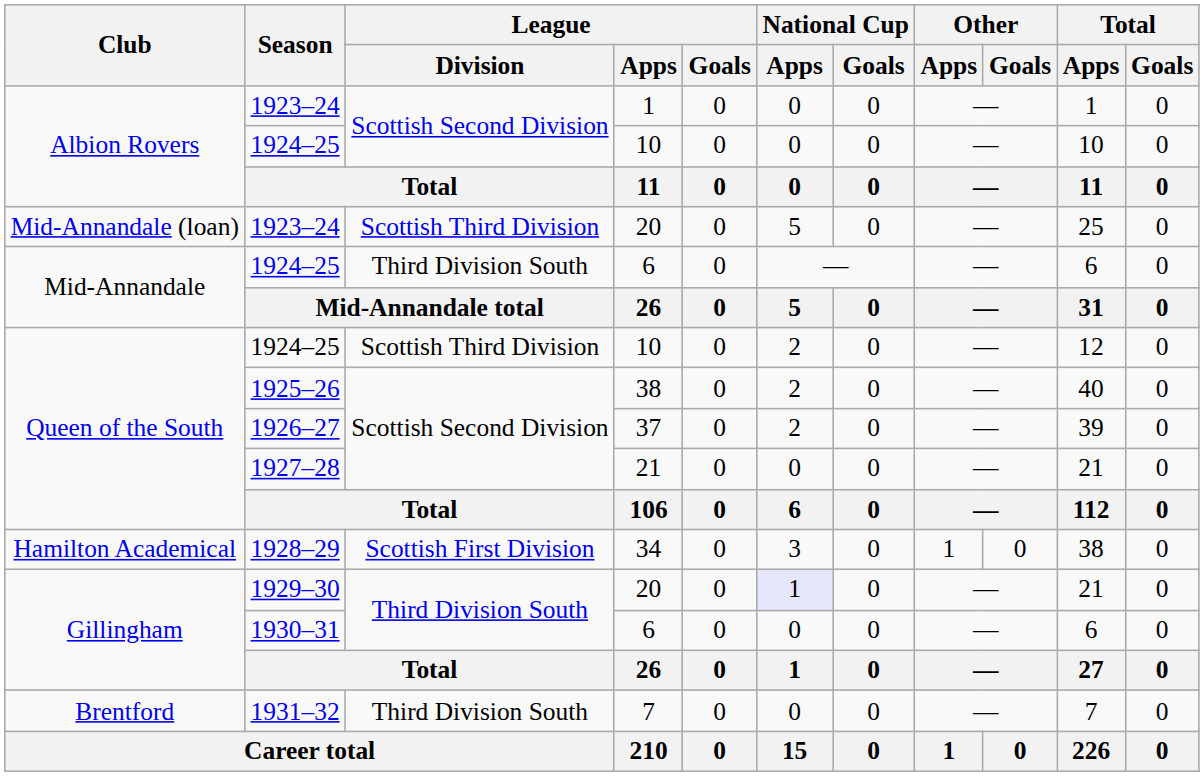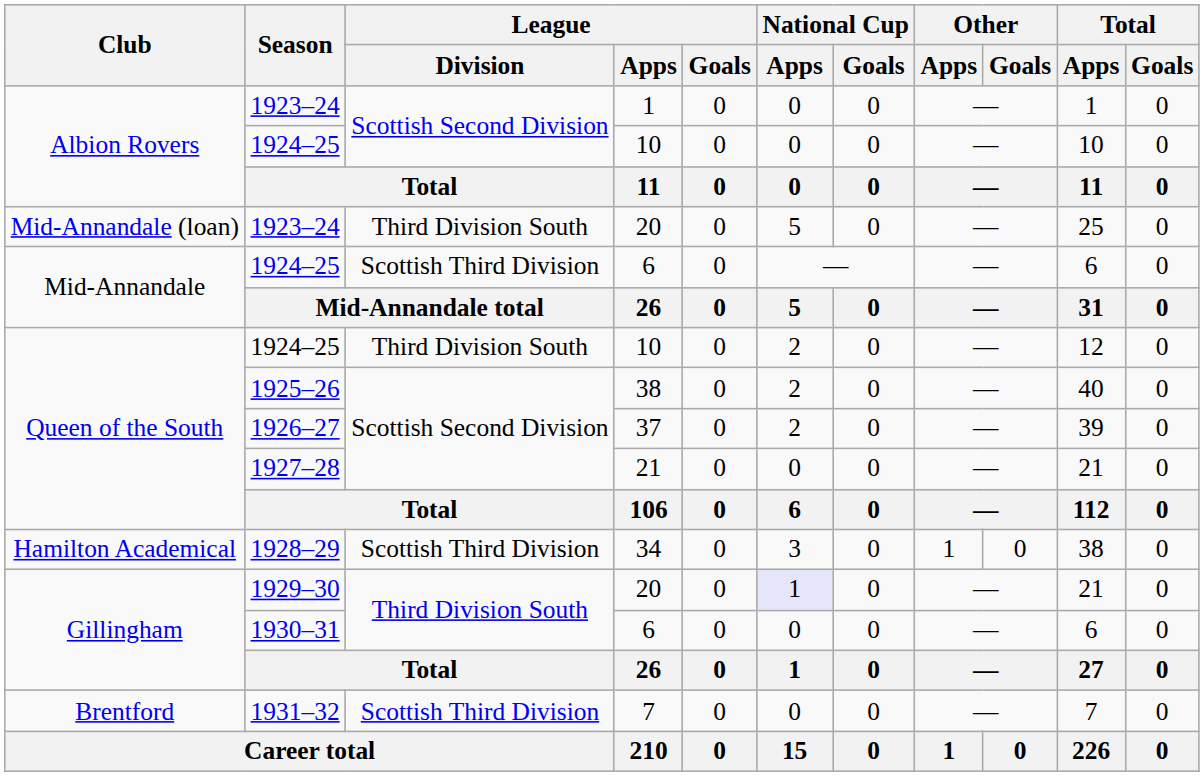(480, 226) Scottish Third Division -> (480, 226) Third Division South
(480, 266) Third Division South -> (480, 266) Scottish Third Division
(480, 347) Scottish Third Division -> (480, 347) Third Division South
(480, 549) Scottish First Division -> (480, 549) Scottish Third Division
(480, 710) Third Division South -> (480, 710) Scottish Third Division
